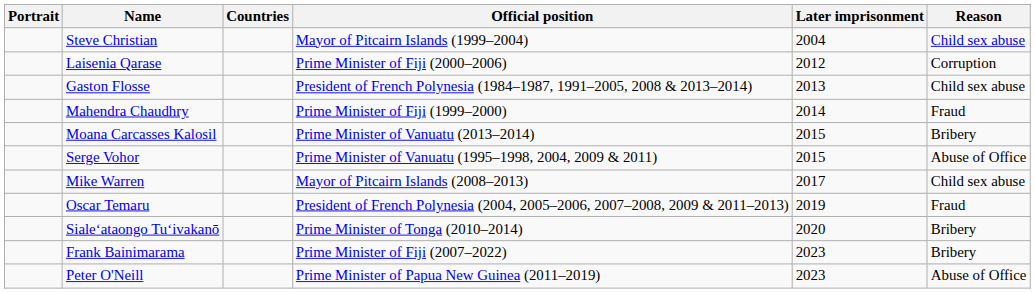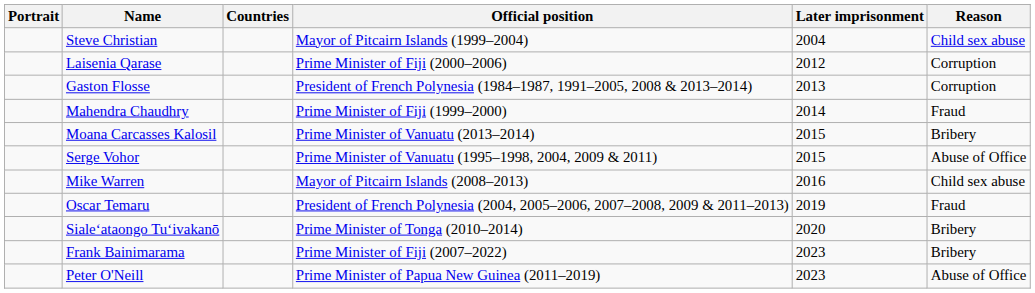(978, 87) Child sex abuse -> (963, 87) Corruption
(811, 181) 2017 -> (811, 181) 2016
